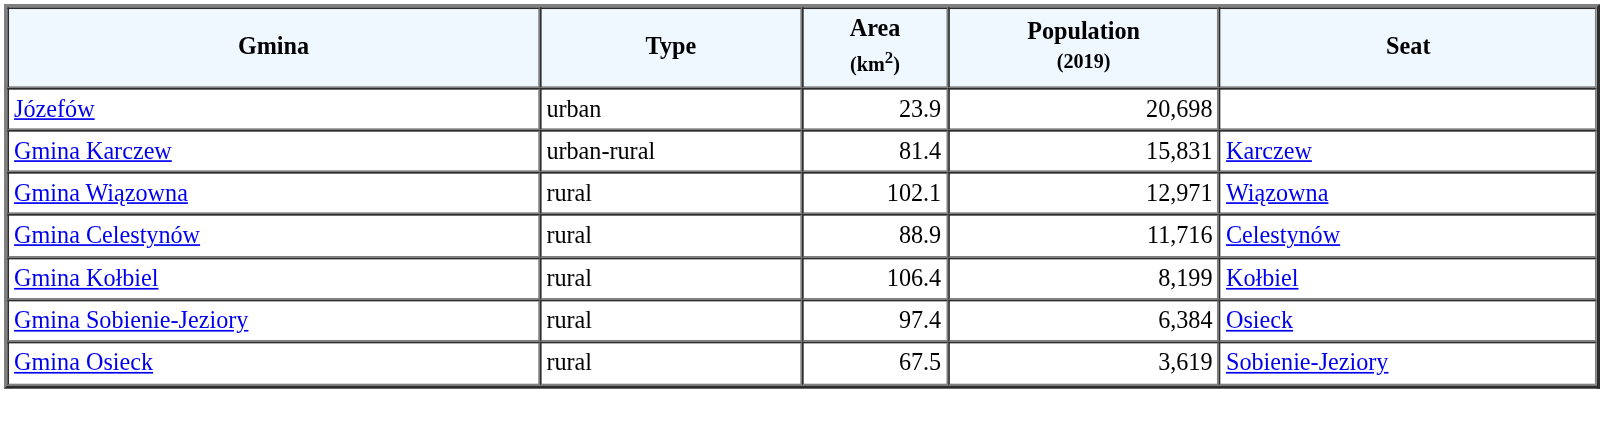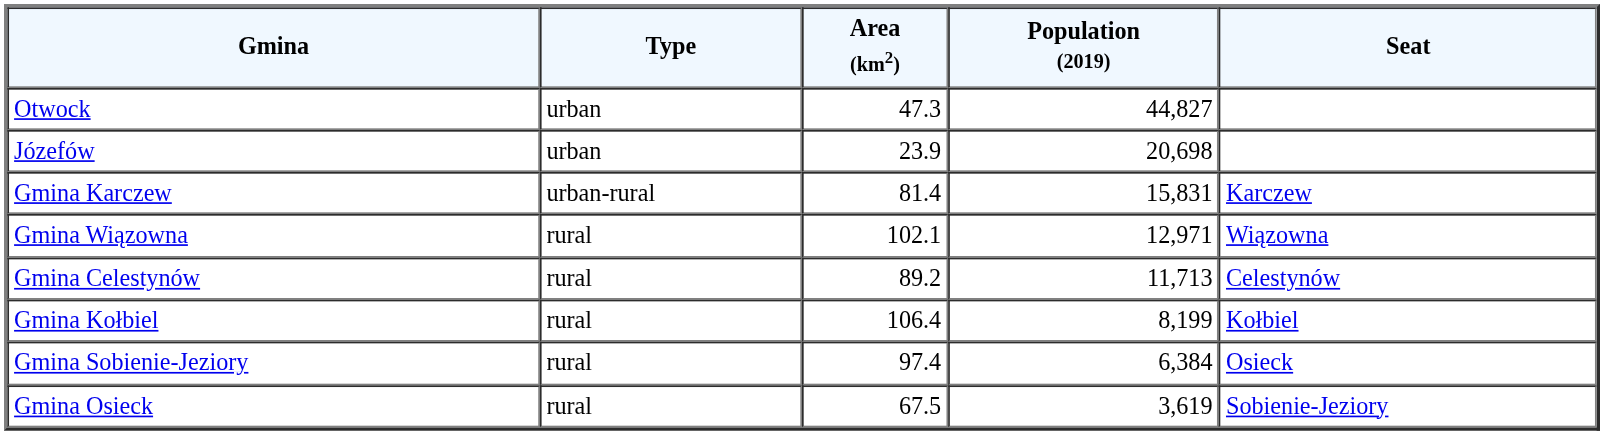+ row: (52, 107)
(920, 235) 88.9 -> (920, 277) 89.2
(1180, 235) 11,716 -> (1180, 277) 11,713
